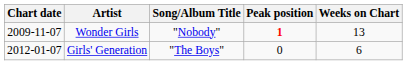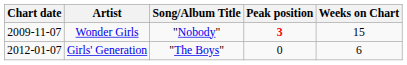(280, 32) 1 -> (280, 32) 3
(359, 32) 13 -> (359, 32) 15
